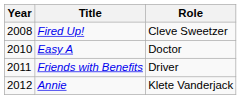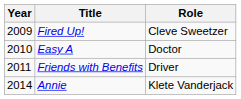(20, 31) 2008 -> (20, 31) 2009
(20, 85) 2012 -> (20, 85) 2014
